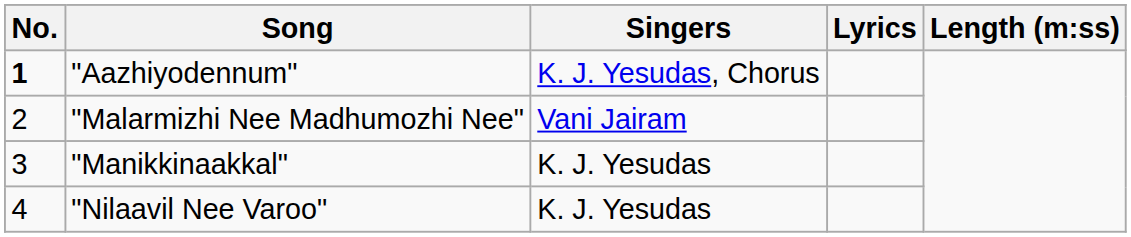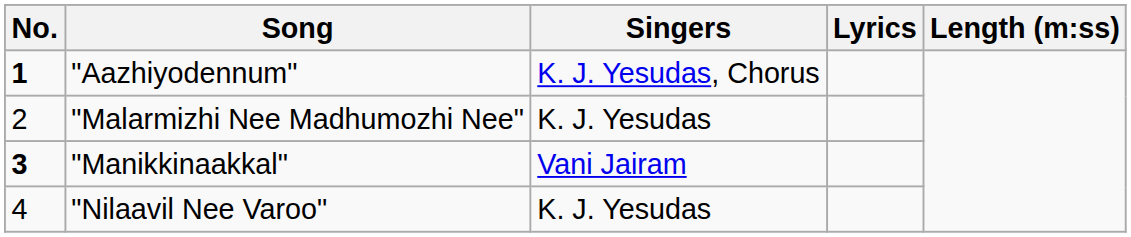(612, 119) Vani Jairam -> (624, 119) K. J. Yesudas
(20, 164) normal -> (20, 164) bold
(624, 164) K. J. Yesudas -> (612, 164) Vani Jairam
